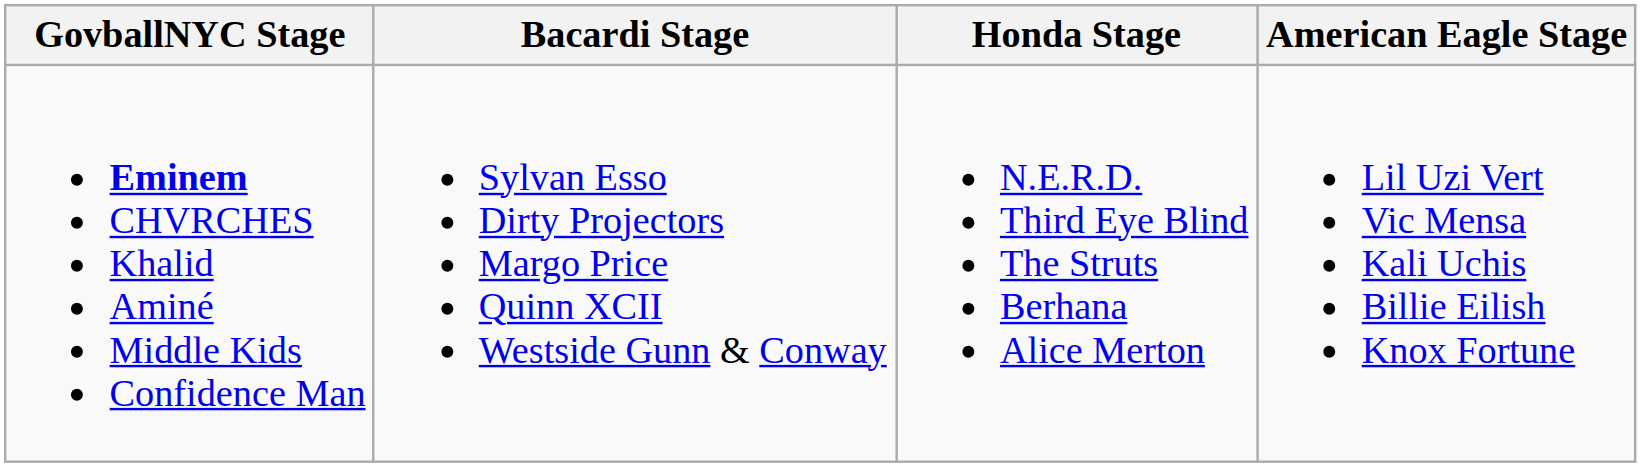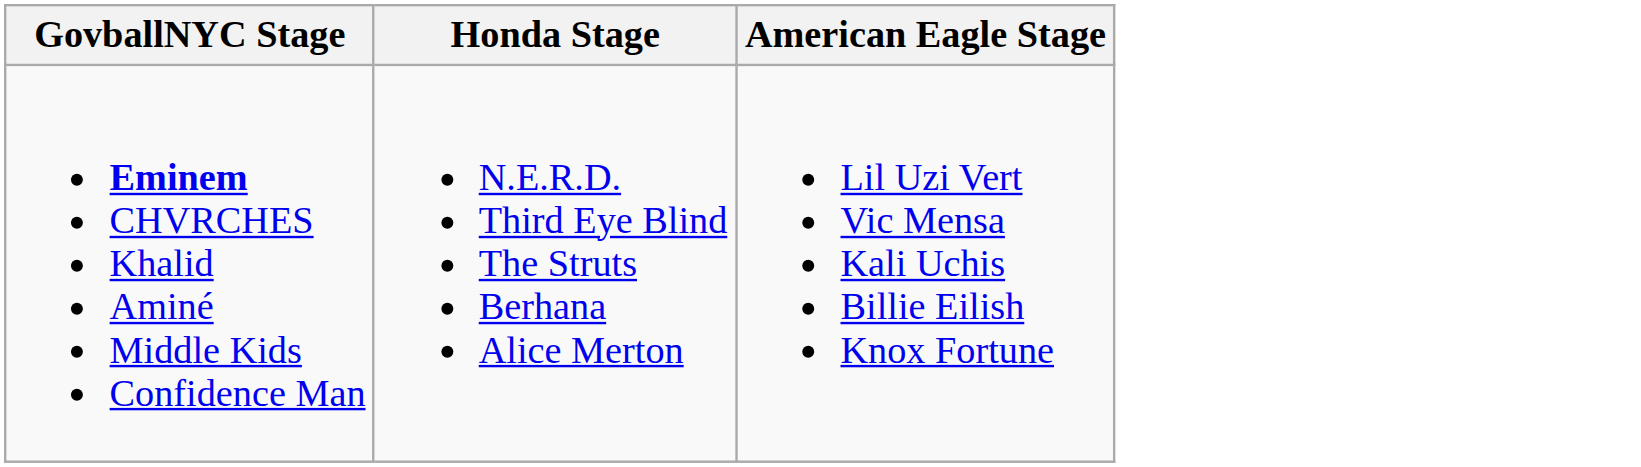- column: (635, 34)
